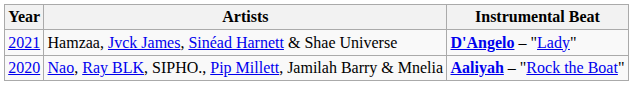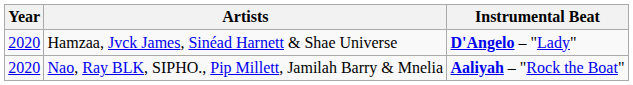(24, 42) 2021 -> (24, 42) 2020
